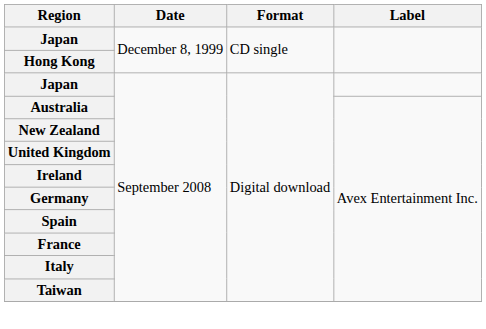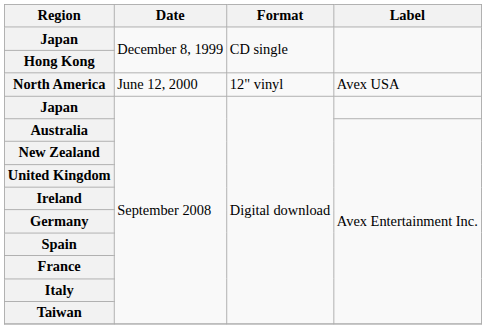+ row: (59, 84)
